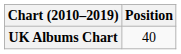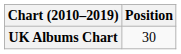(149, 37) 40 -> (149, 37) 30
